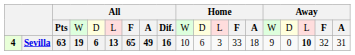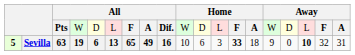(13, 43) 4 -> (13, 43) 5
(237, 43) normal -> (237, 43) bold
